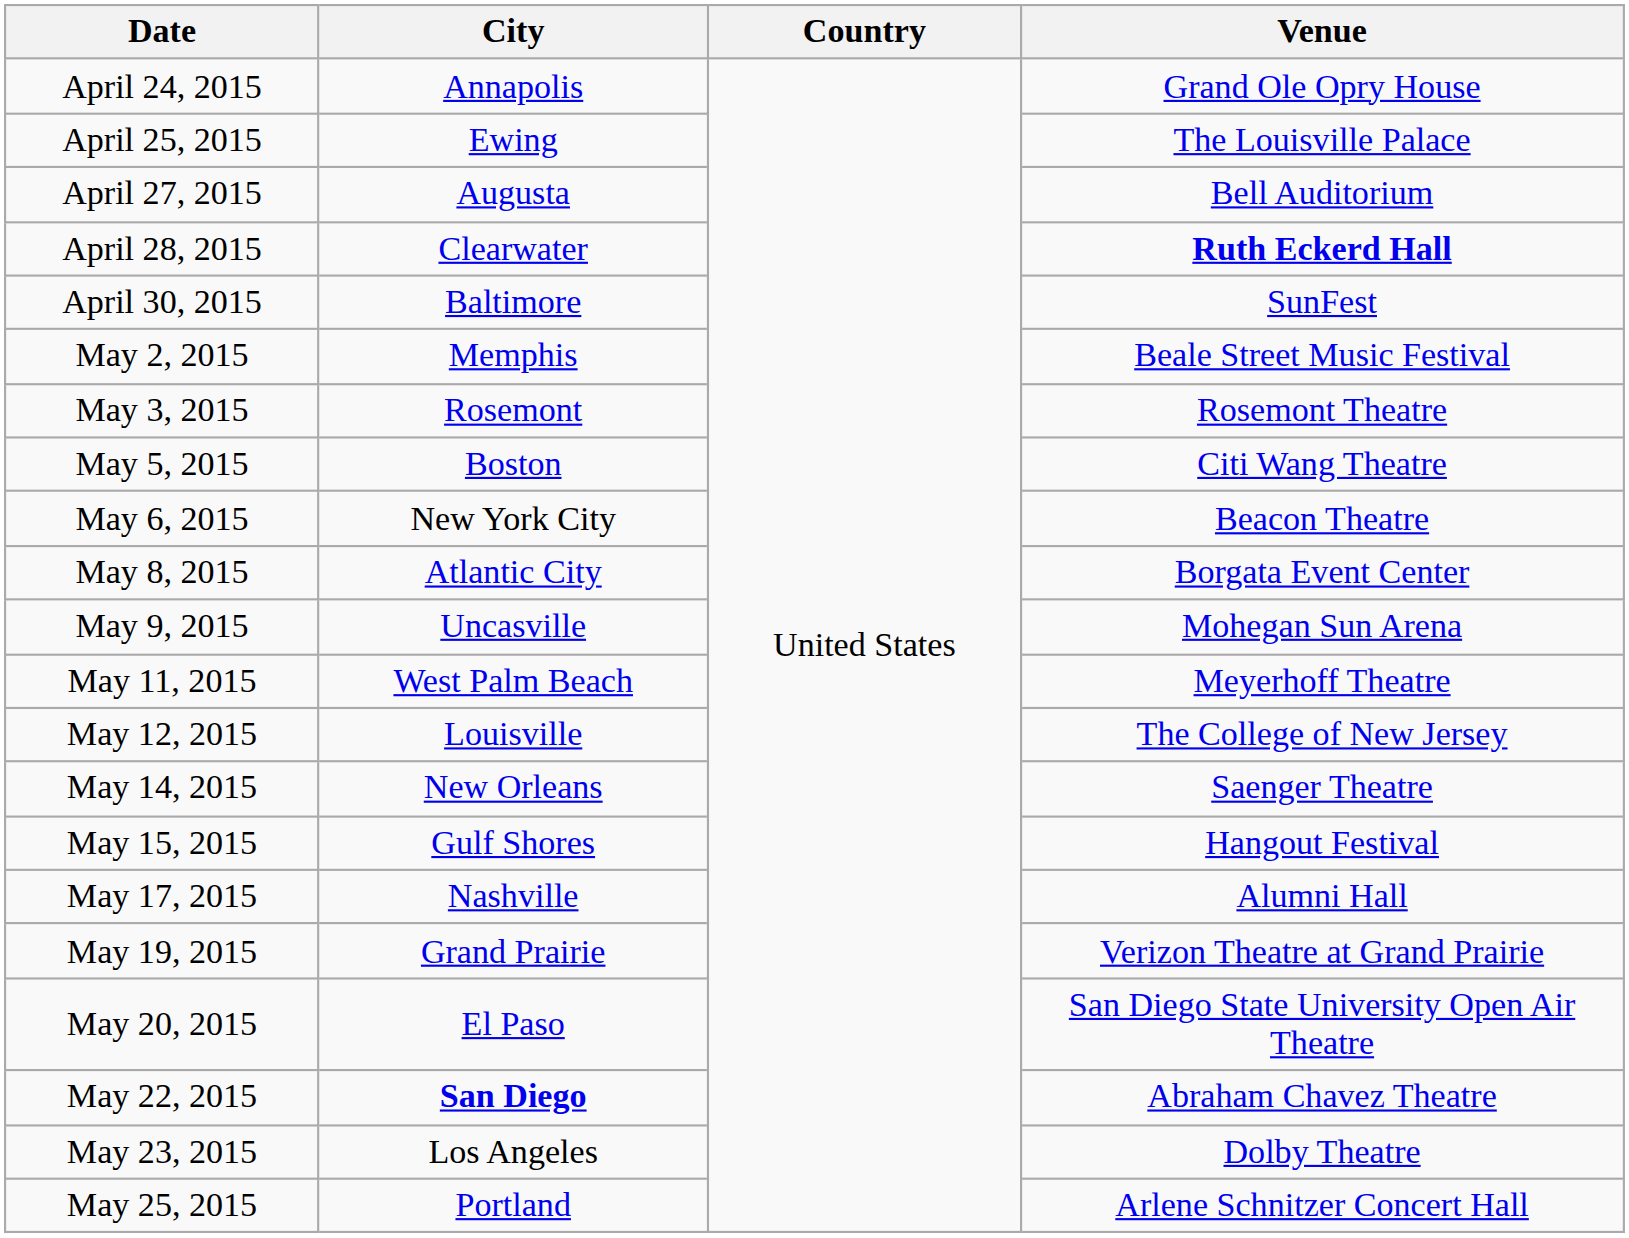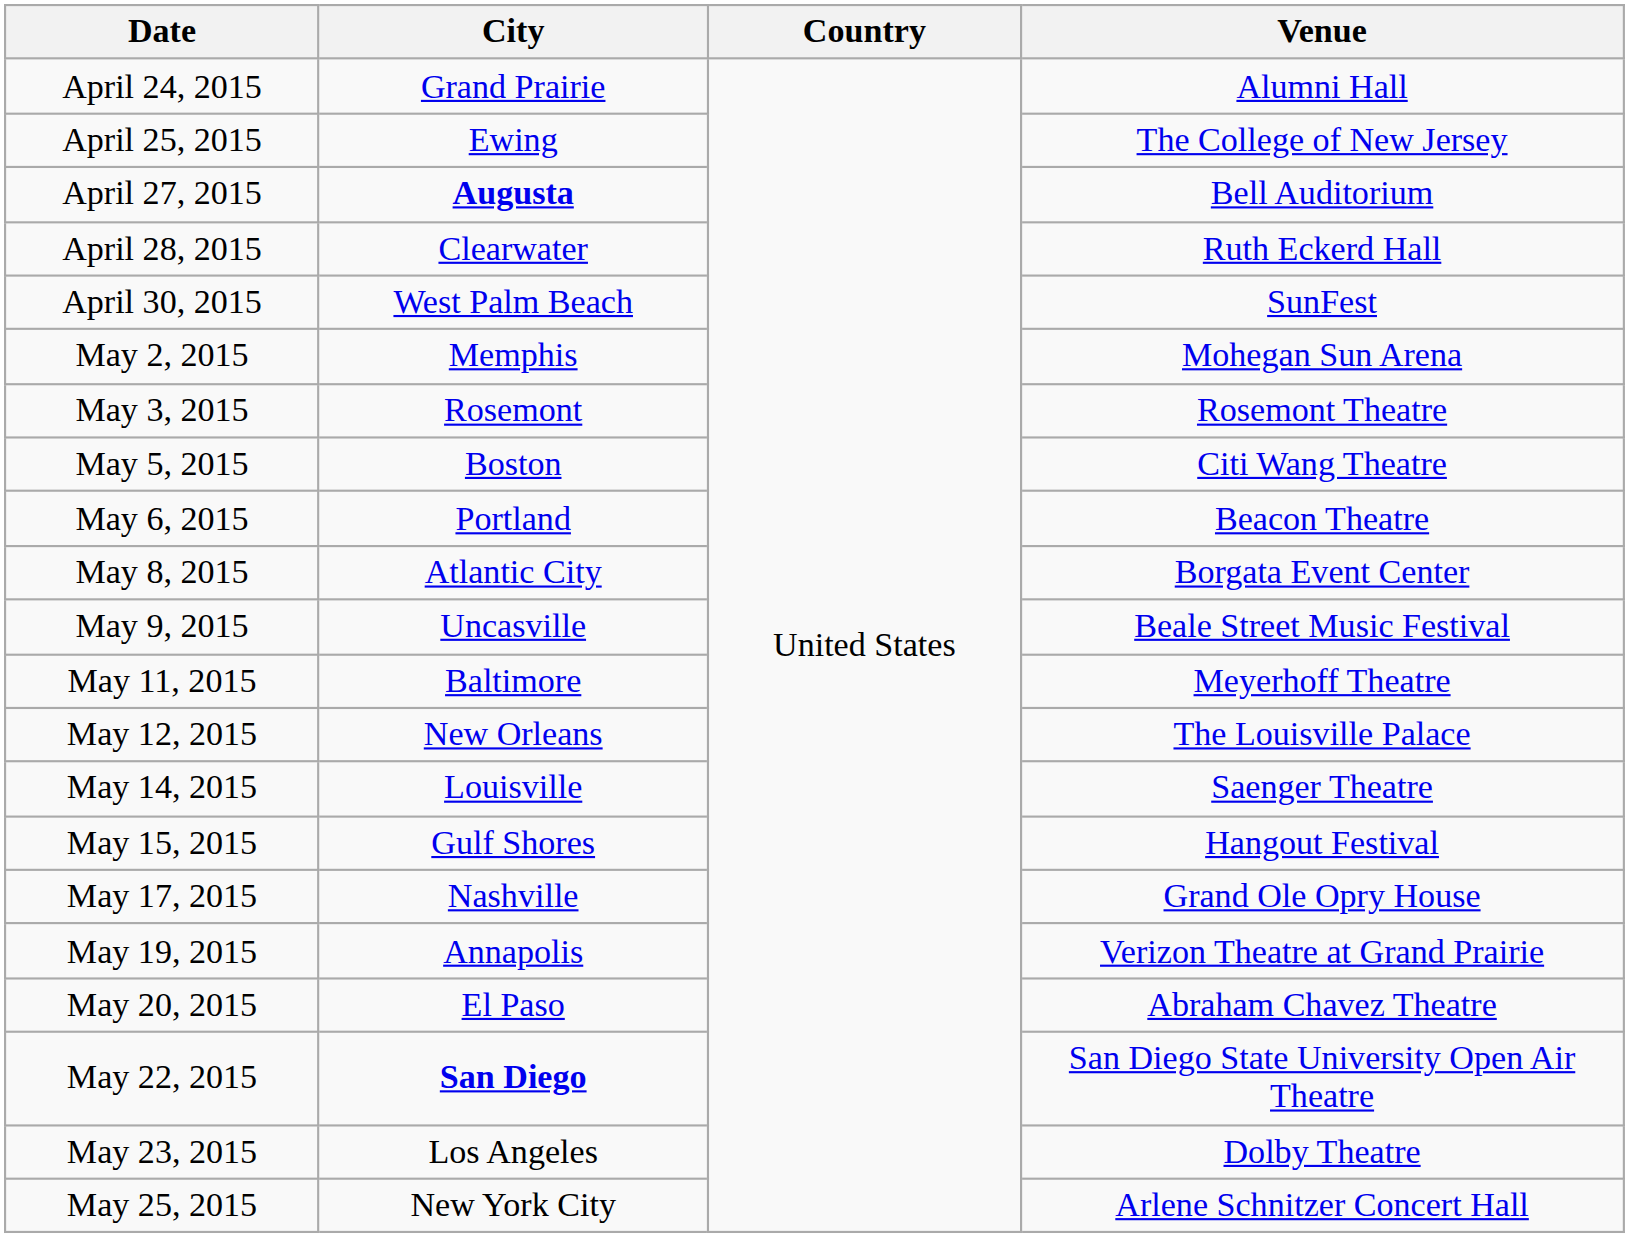(513, 85) Annapolis -> (513, 85) Grand Prairie
(1322, 85) Grand Ole Opry House -> (1322, 85) Alumni Hall
(1322, 139) The Louisville Palace -> (1322, 139) The College of New Jersey
(513, 193) normal -> (513, 193) bold
(1322, 247) bold -> (1322, 247) normal
(513, 301) Baltimore -> (513, 301) West Palm Beach
(1322, 355) Beale Street Music Festival -> (1322, 355) Mohegan Sun Arena
(513, 517) New York City -> (513, 517) Portland
(1322, 626) Mohegan Sun Arena -> (1322, 626) Beale Street Music Festival
(513, 680) West Palm Beach -> (513, 680) Baltimore
(513, 734) Louisville -> (513, 734) New Orleans
(1322, 734) The College of New Jersey -> (1322, 734) The Louisville Palace
(513, 788) New Orleans -> (513, 788) Louisville
(1322, 896) Alumni Hall -> (1322, 896) Grand Ole Opry House
(513, 950) Grand Prairie -> (513, 950) Annapolis
(1322, 1023) San Diego State University Open Air Theatre -> (1322, 1004) Abraham Chavez Theatre
(1322, 1096) Abraham Chavez Theatre -> (1322, 1077) San Diego State University Open Air Theatre
(513, 1204) Portland -> (513, 1204) New York City
